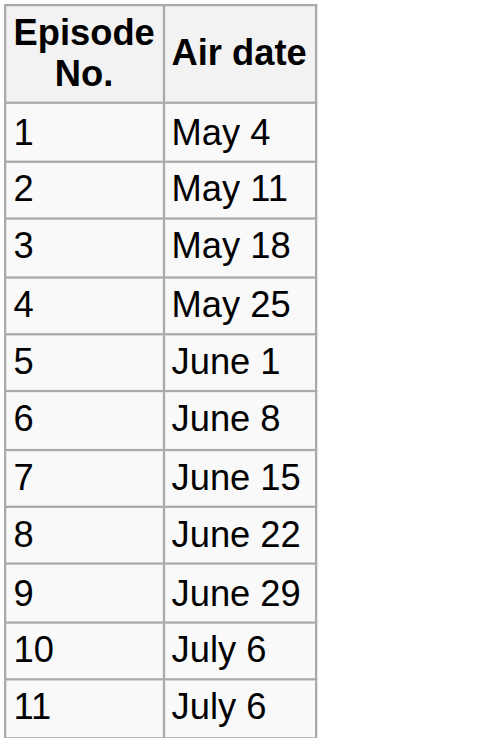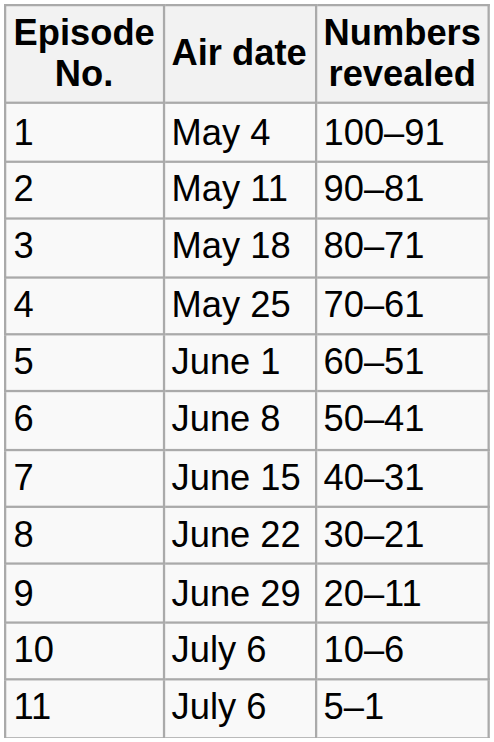+ column: (402, 53)
